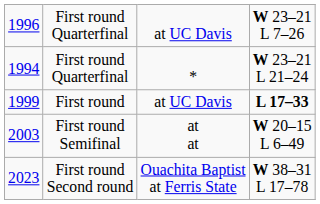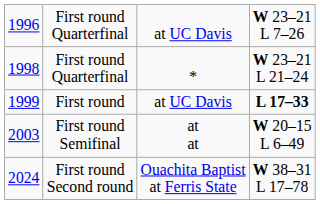(24, 68) 1994 -> (24, 68) 1998
(24, 178) 2023 -> (24, 178) 2024
